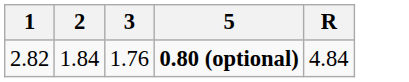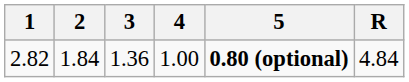+ column: (179, 22)
(129, 58) 1.76 -> (129, 58) 1.36
